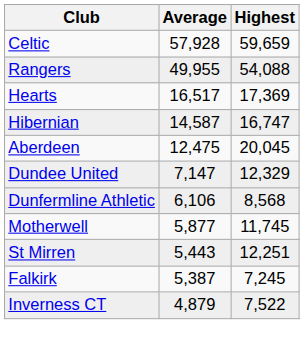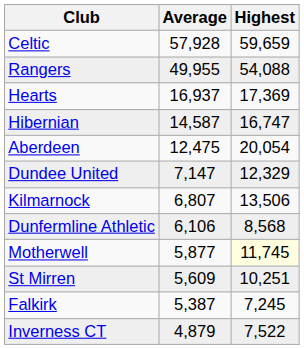(195, 95) 16,517 -> (195, 95) 16,937
(265, 148) 20,045 -> (265, 148) 20,054
+ row: (49, 200)
(265, 226) no background -> (265, 252) lightyellow background
(195, 252) 5,443 -> (195, 278) 5,609
(265, 252) 12,251 -> (265, 278) 10,251
